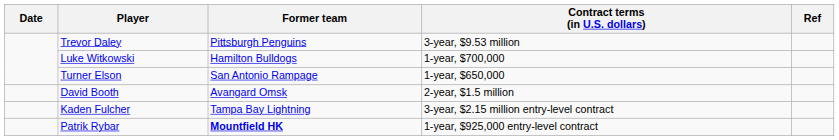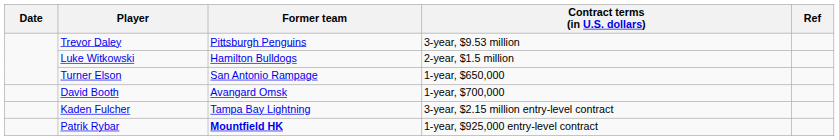(464, 59) 1-year, $700,000 -> (469, 59) 2-year, $1.5 million
(469, 93) 2-year, $1.5 million -> (464, 93) 1-year, $700,000
